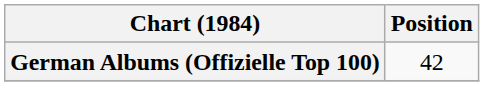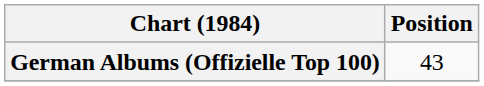(432, 61) 42 -> (432, 61) 43
